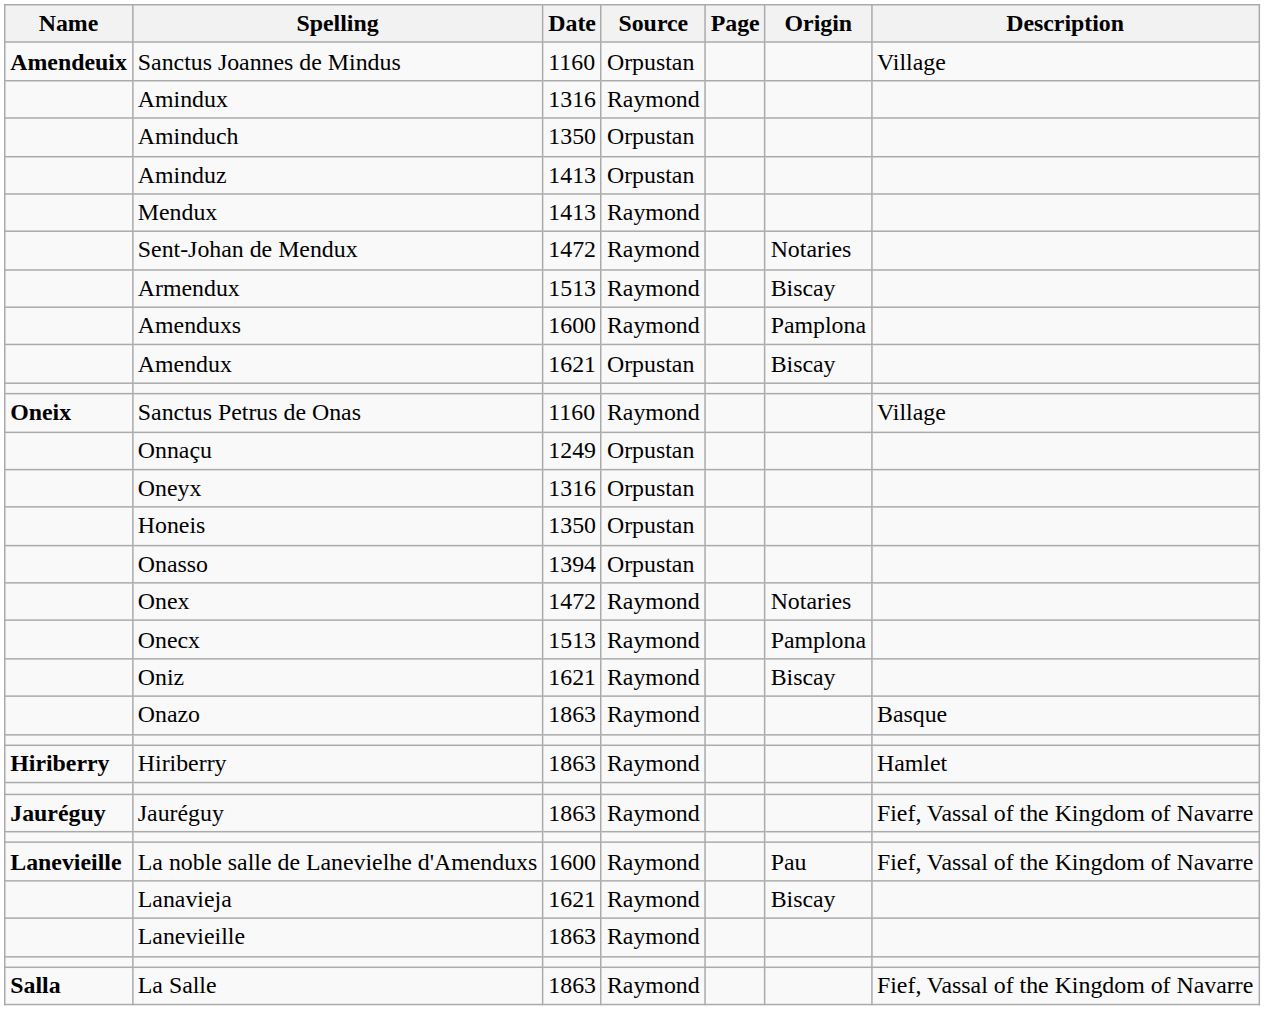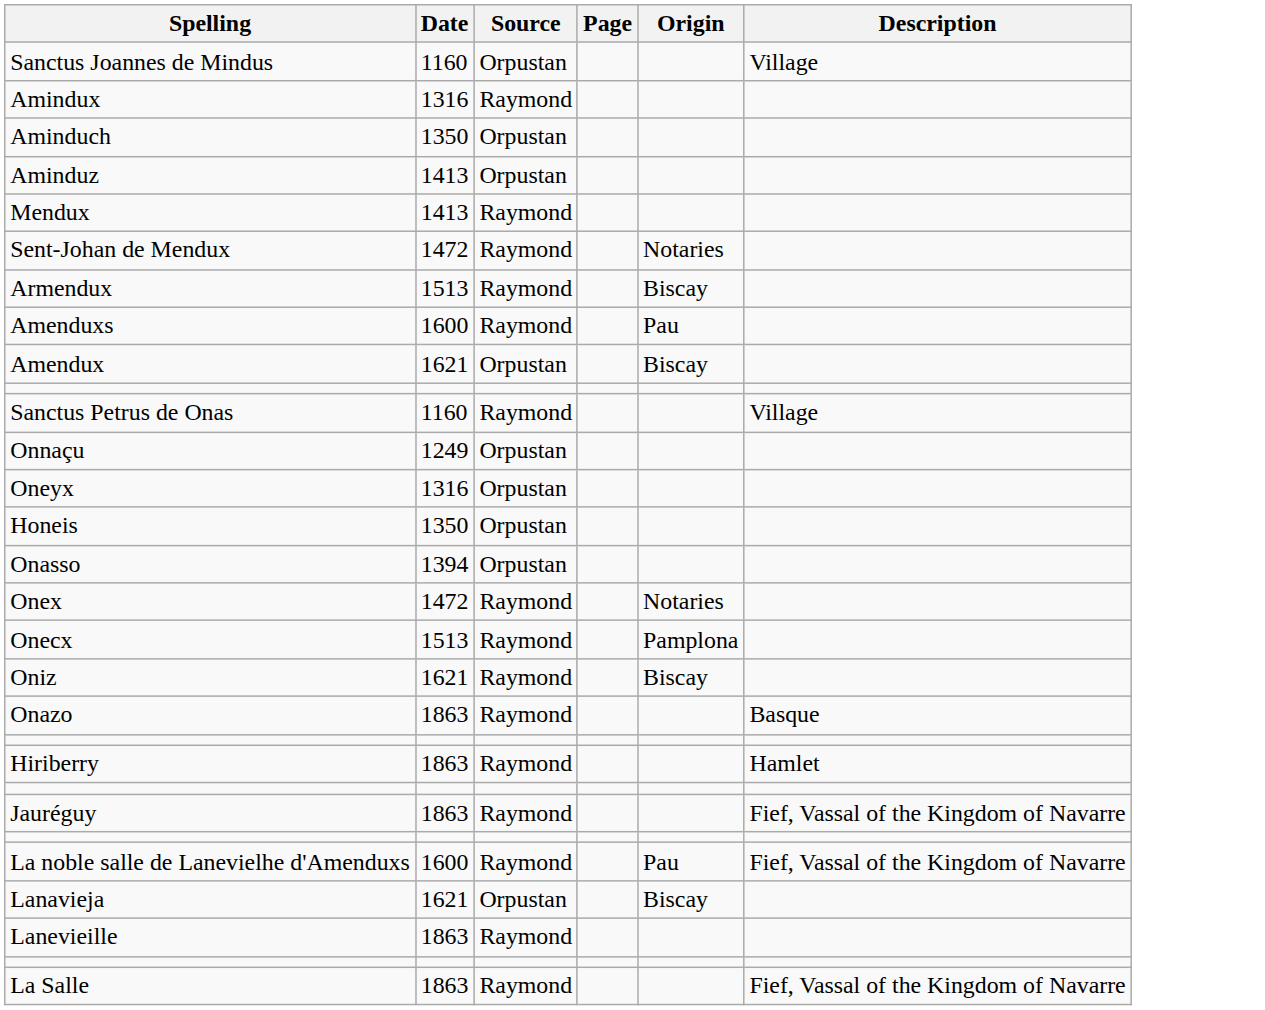- column: (69, 23)
(818, 325) Pamplona -> (661, 325) Pau
(653, 899) Raymond -> (523, 899) Orpustan
